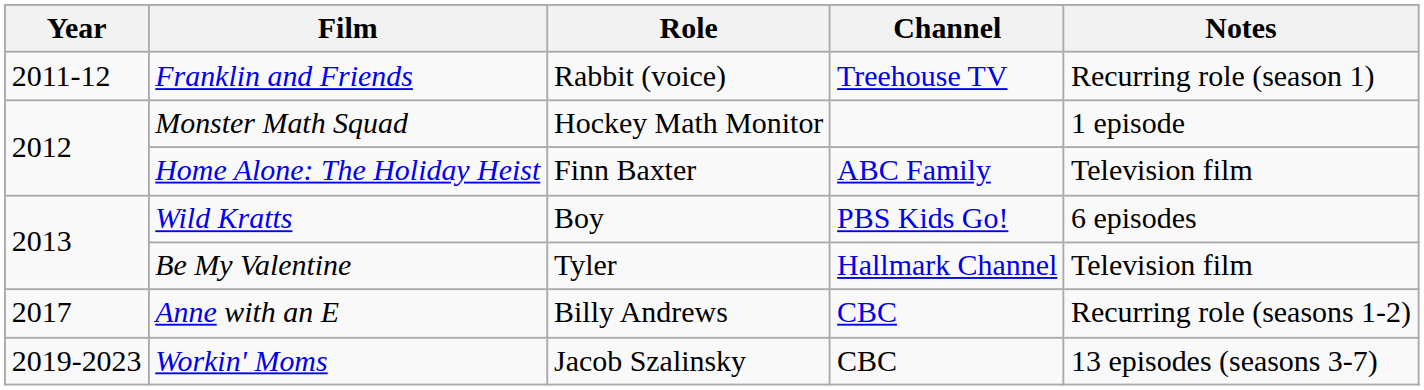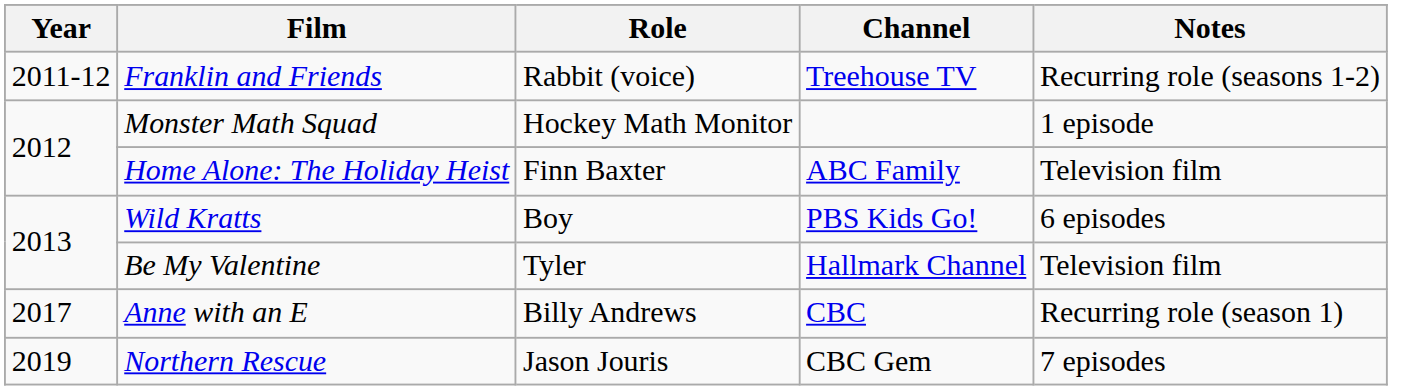(1223, 75) Recurring role (season 1) -> (1210, 75) Recurring role (seasons 1-2)
(1241, 312) Recurring role (seasons 1-2) -> (1192, 312) Recurring role (season 1)
- row: (241, 360)
+ row: (225, 360)
